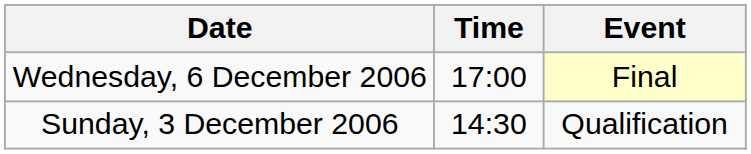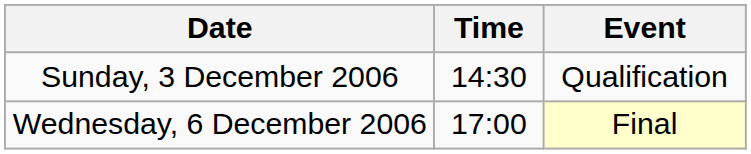rows swapped: (220, 124) <-> (220, 76)
